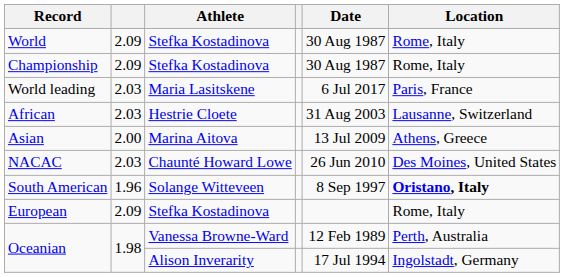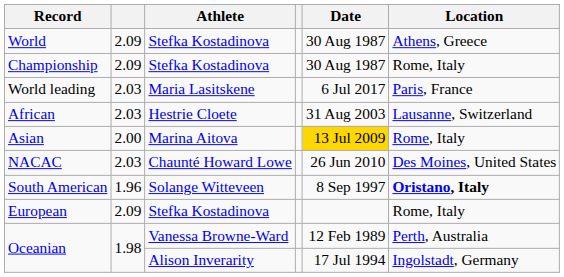(429, 41) Rome, Italy -> (440, 41) Athens, Greece
(349, 138) no background -> (349, 138) gold background
(440, 138) Athens, Greece -> (429, 138) Rome, Italy
